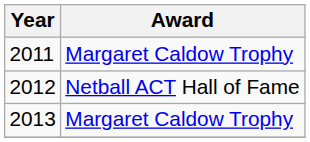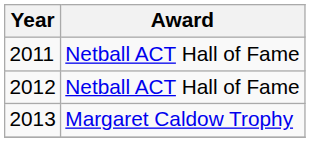(179, 53) Margaret Caldow Trophy -> (182, 53) Netball ACT Hall of Fame
